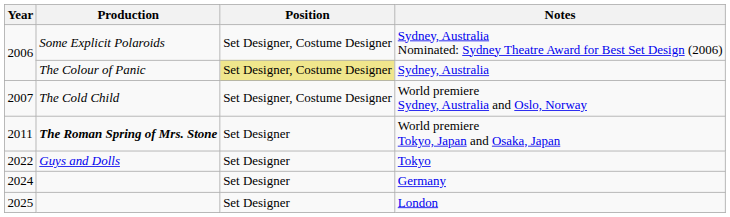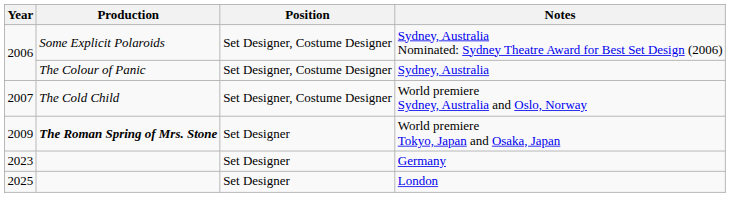(307, 70) khaki background -> (307, 70) no background
(20, 133) 2011 -> (20, 133) 2009
- row: (414, 161)
(20, 181) 2024 -> (20, 161) 2023
